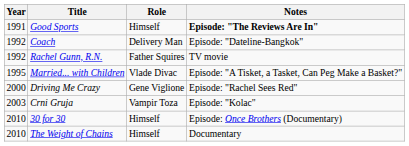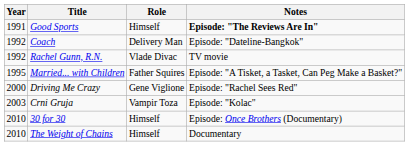(157, 57) Father Squires -> (153, 57) Vlade Divac
(153, 73) Vlade Divac -> (157, 73) Father Squires
